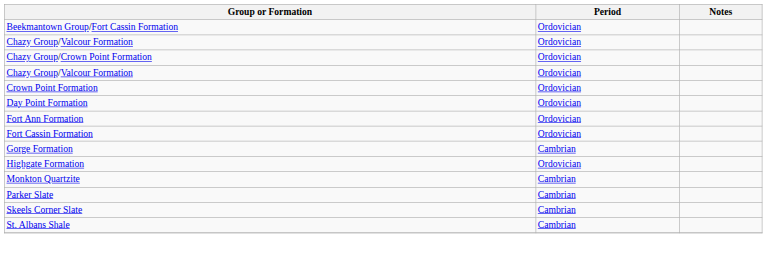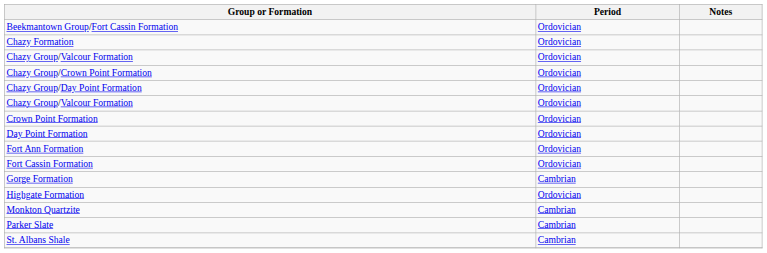+ row: (40, 42)
+ row: (74, 88)
- row: (44, 210)
